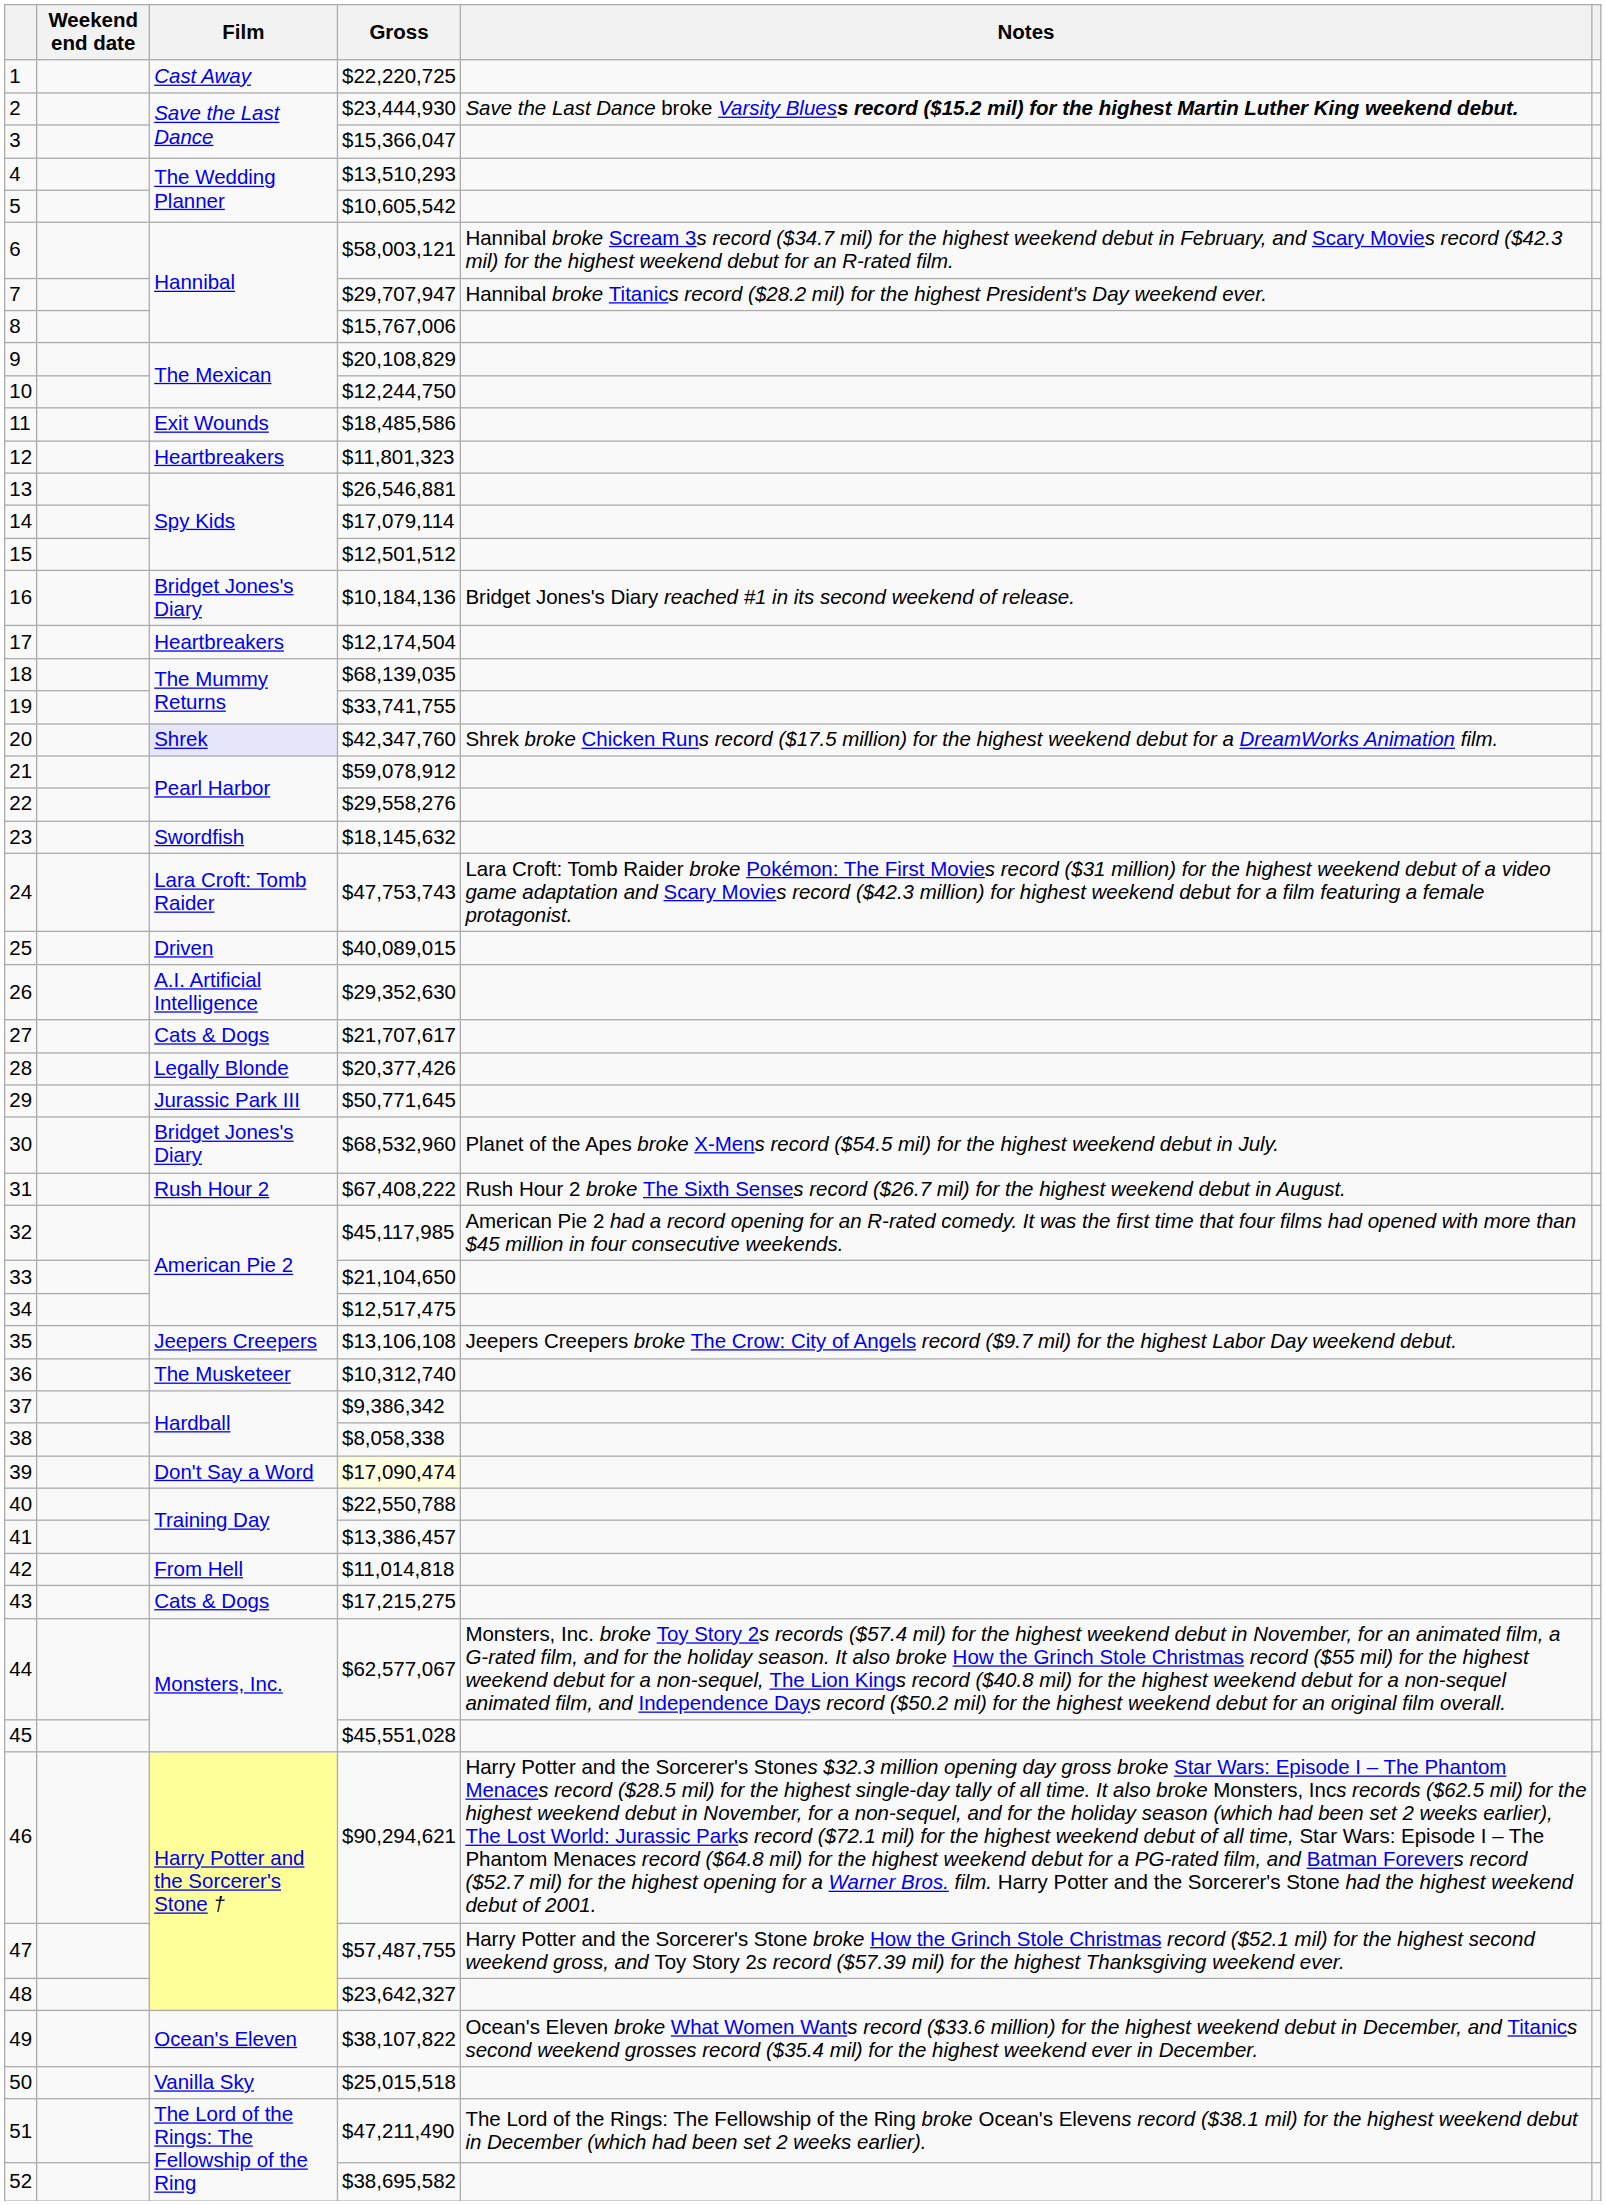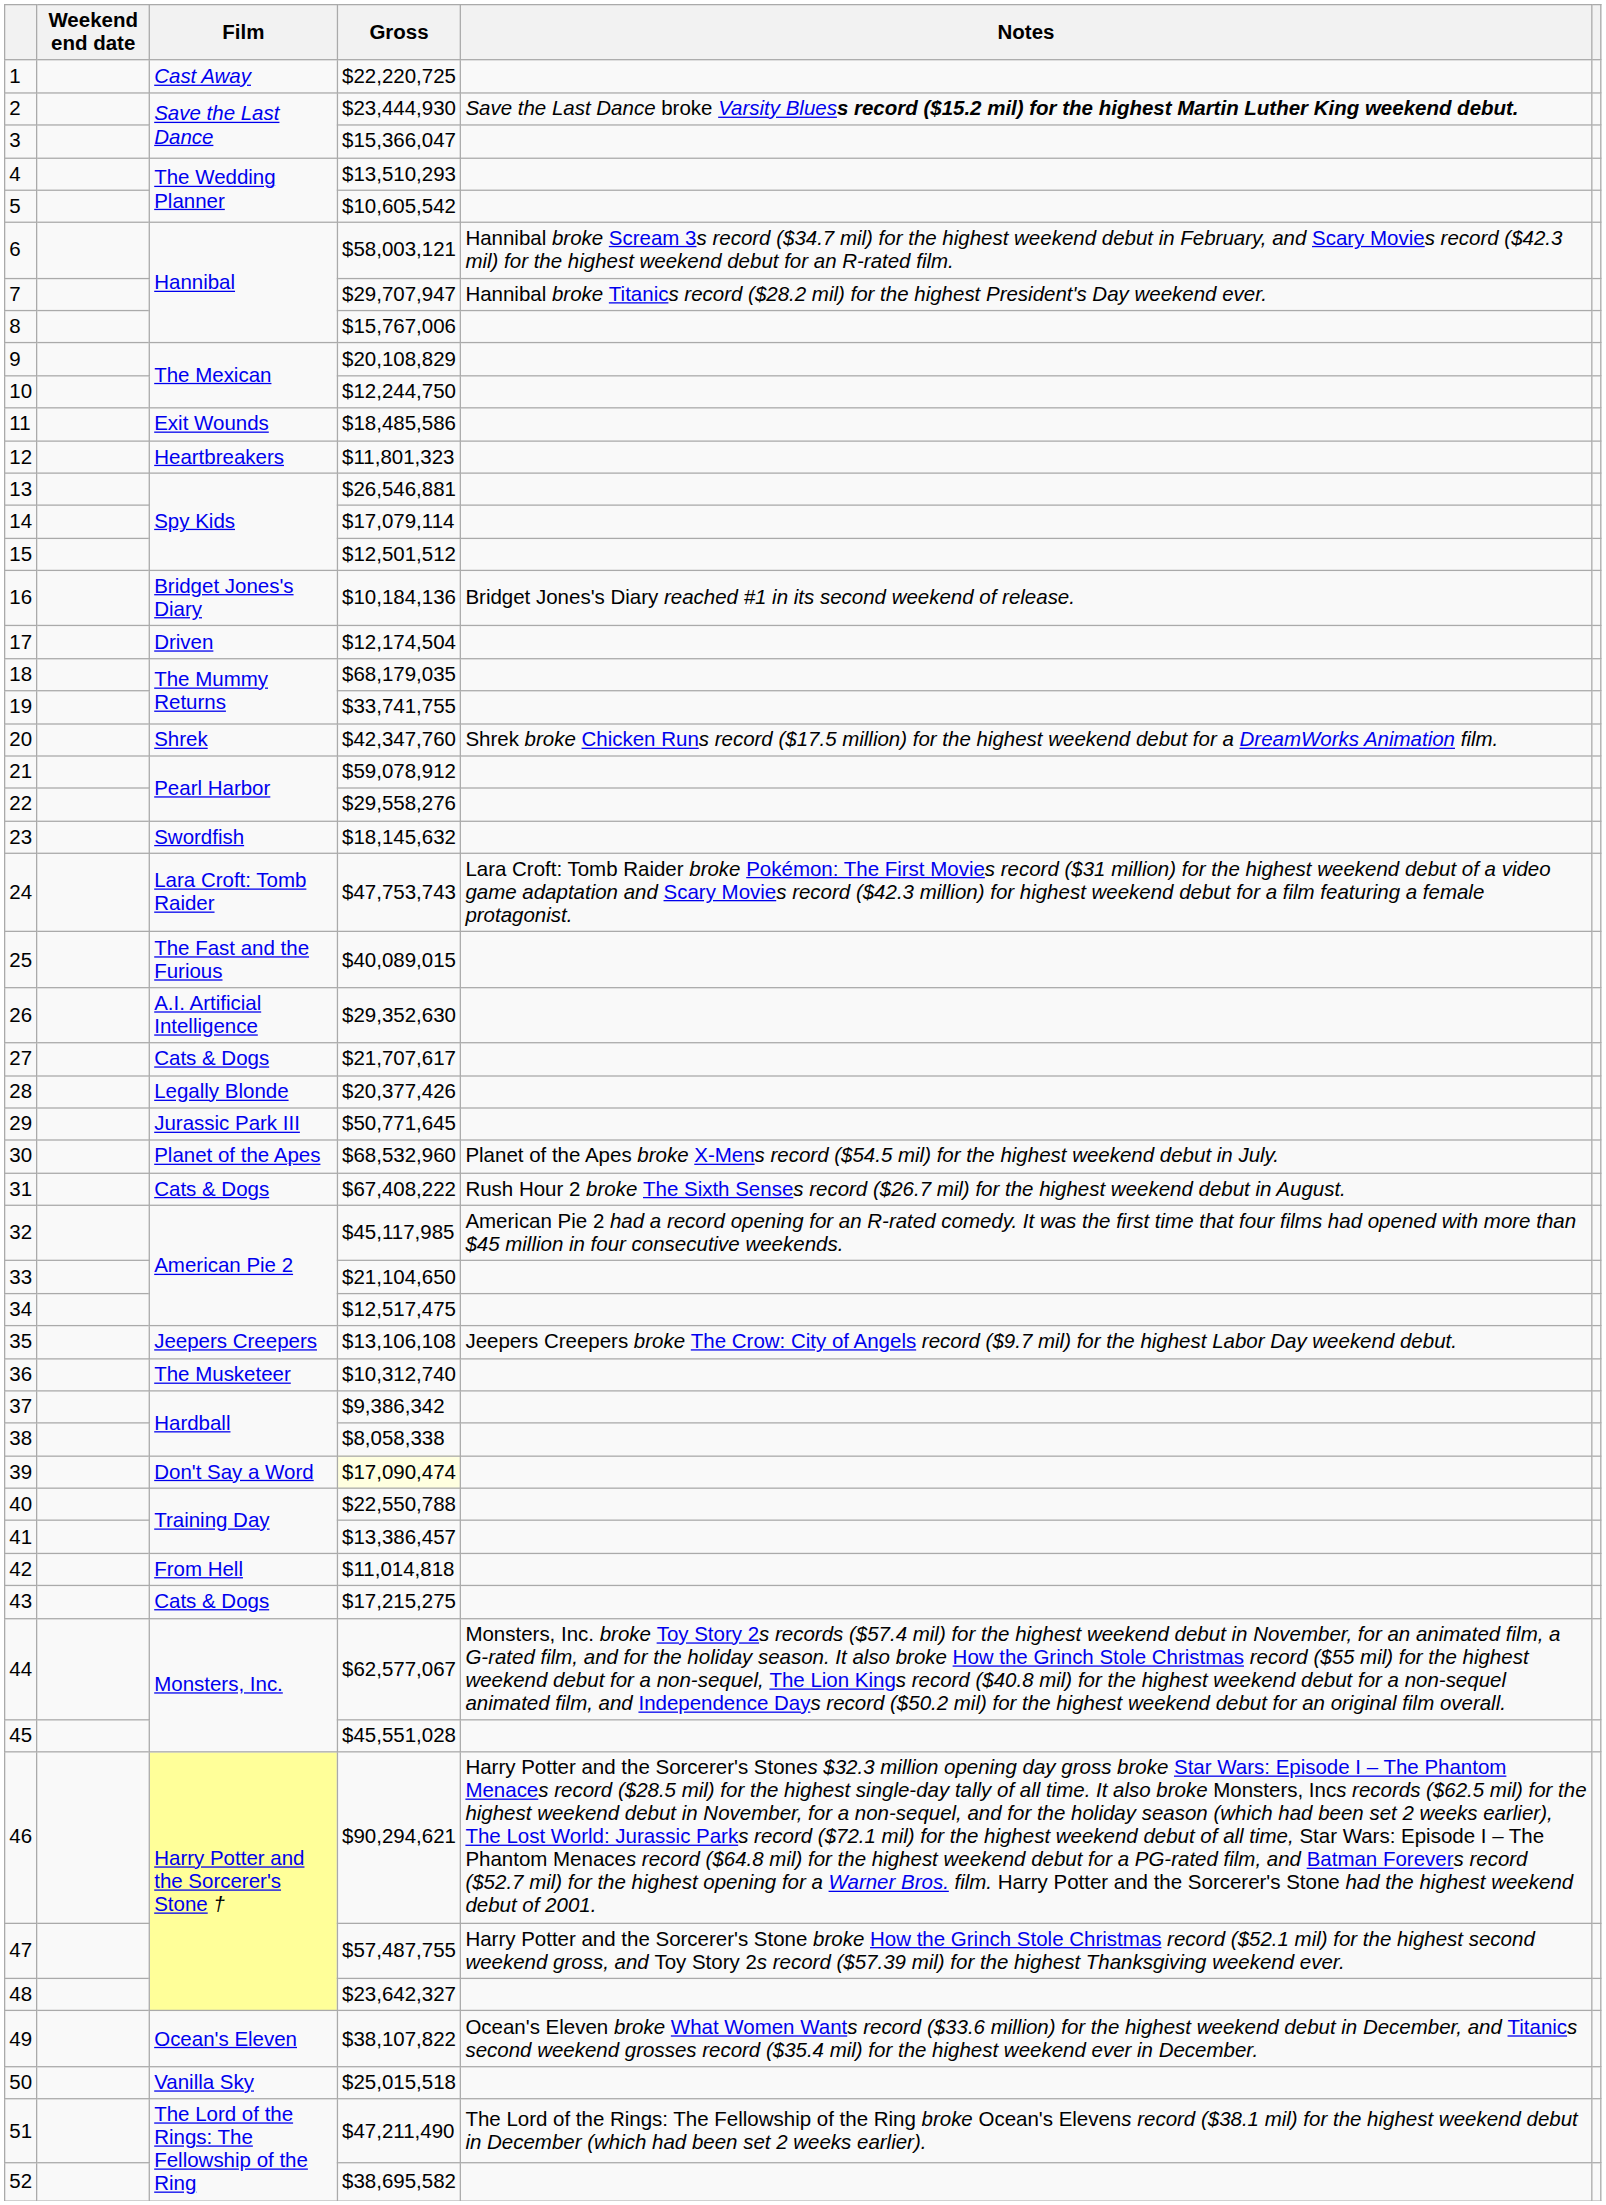(219, 642) Heartbreakers -> (184, 642) Driven
(399, 674) $68,139,035 -> (399, 674) $68,179,035
(181, 739) lavender background -> (181, 739) no background
(184, 947) Driven -> (232, 959) The Fast and the Furious
(224, 1144) Bridget Jones's Diary -> (237, 1156) Planet of the Apes
(212, 1188) Rush Hour 2 -> (212, 1188) Cats & Dogs
